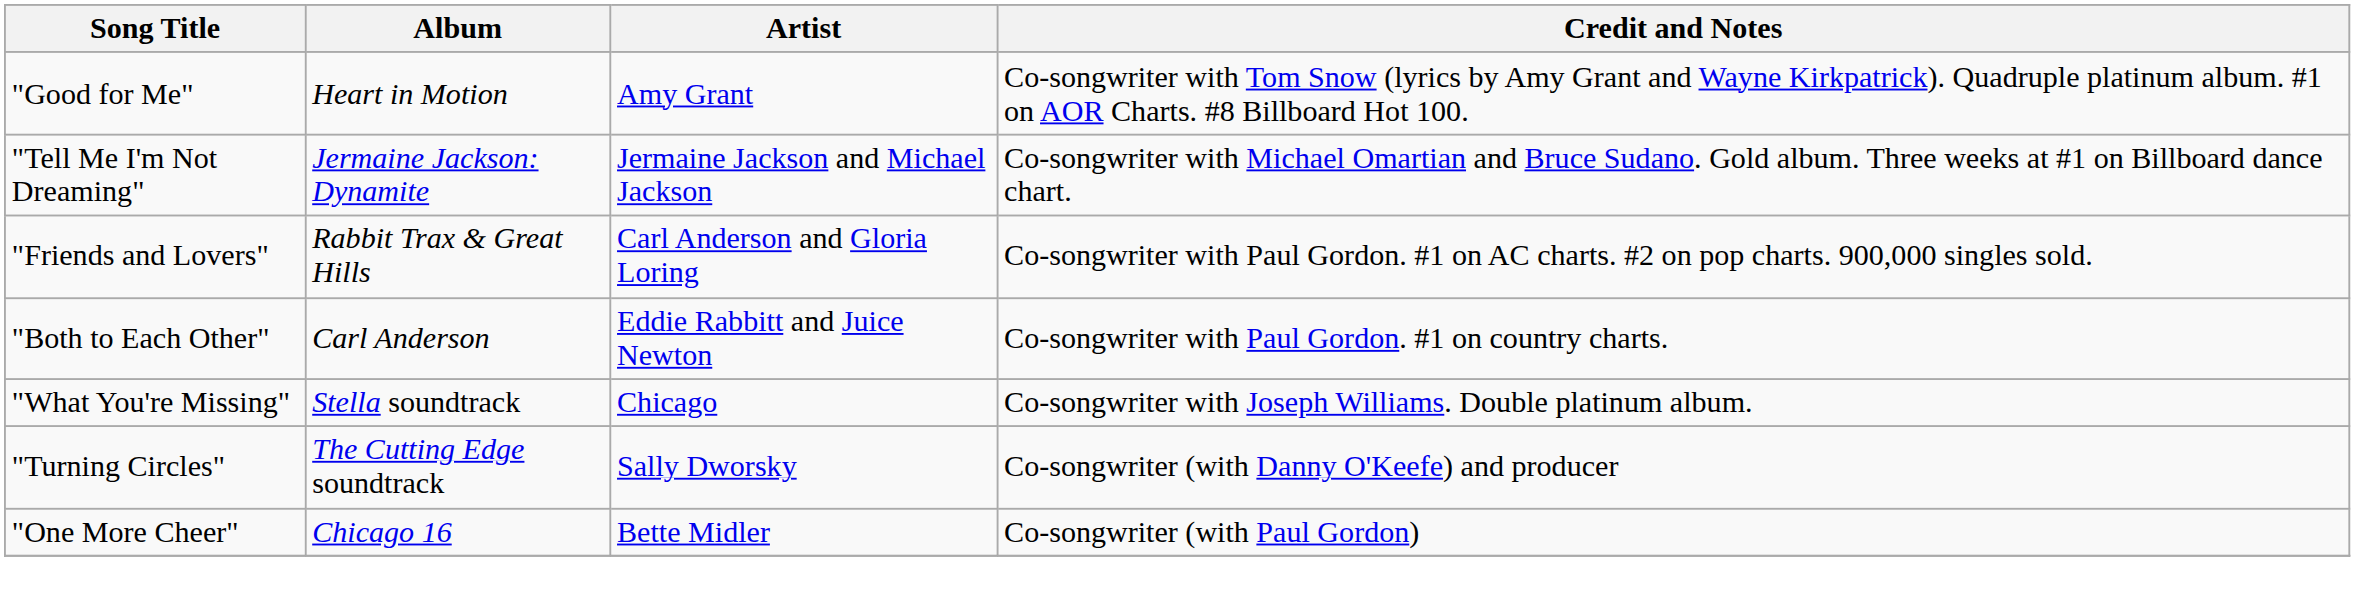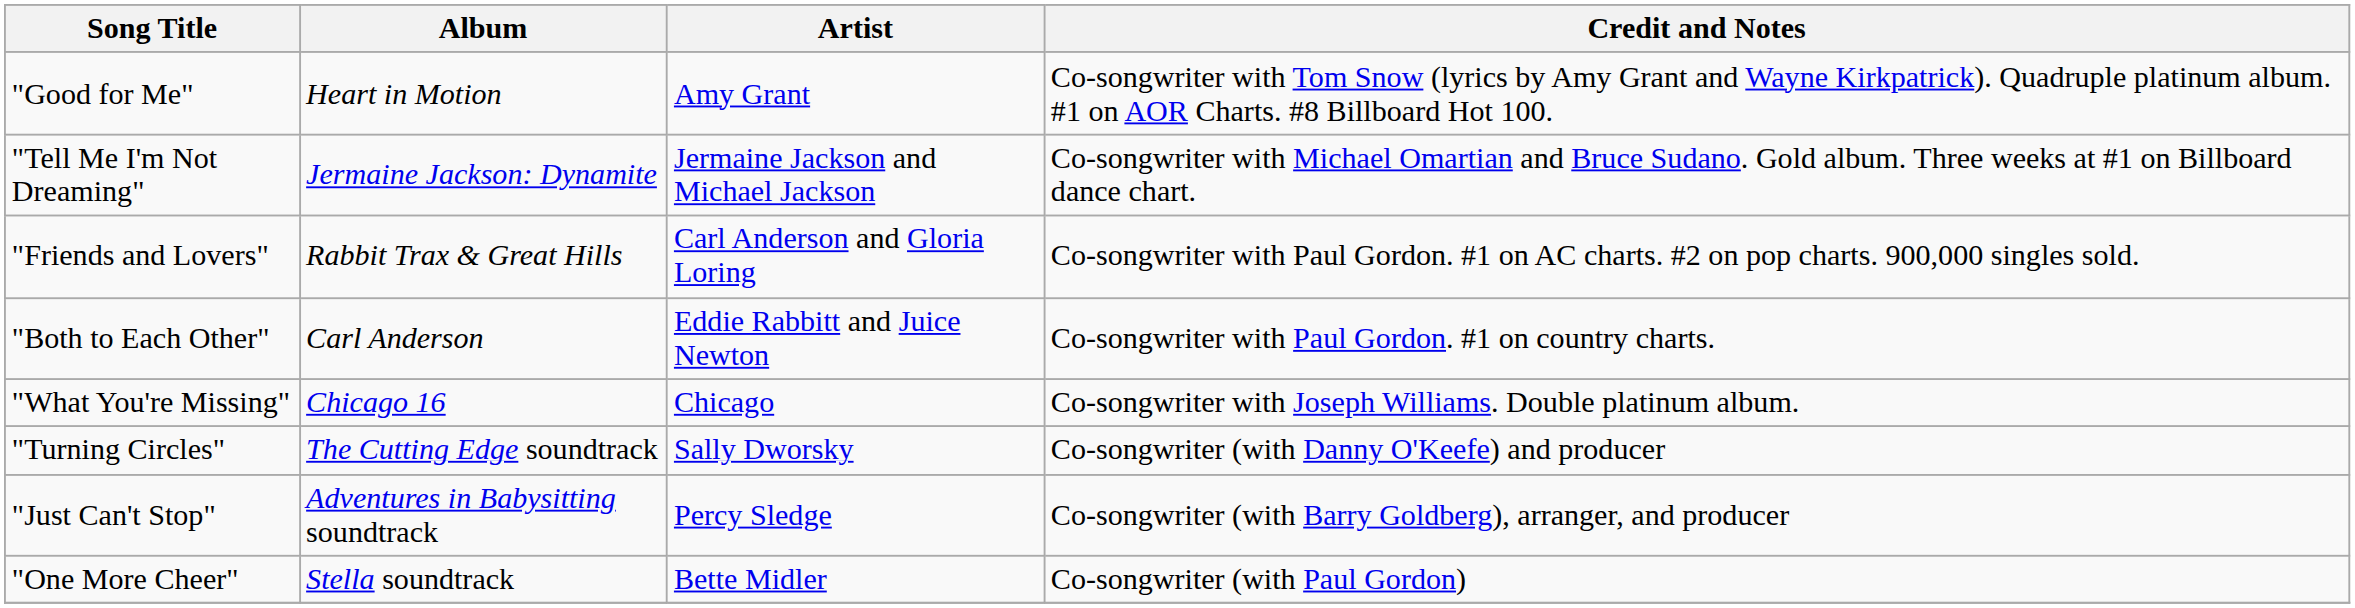(416, 402) Stella soundtrack -> (376, 402) Chicago 16
+ row: (114, 514)
(382, 531) Chicago 16 -> (410, 579) Stella soundtrack
